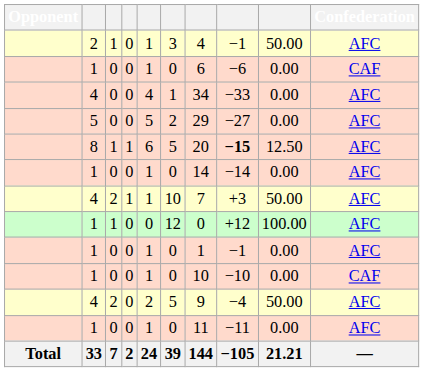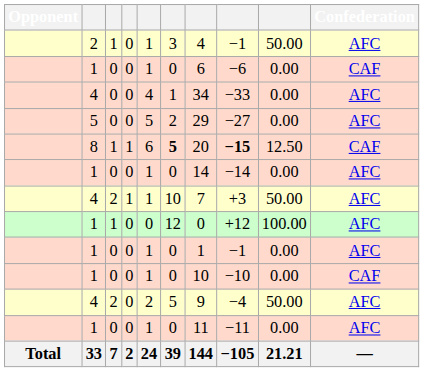(173, 146) normal -> (173, 146) bold
(365, 146) AFC -> (365, 146) CAF
